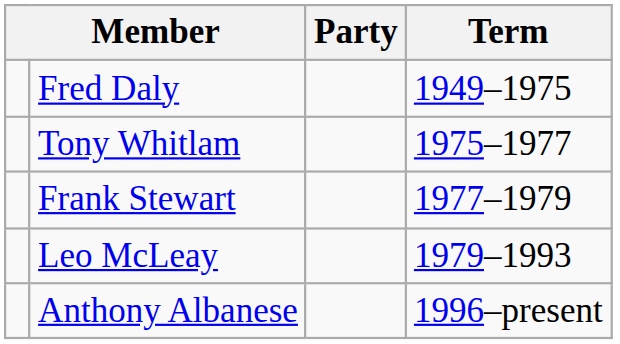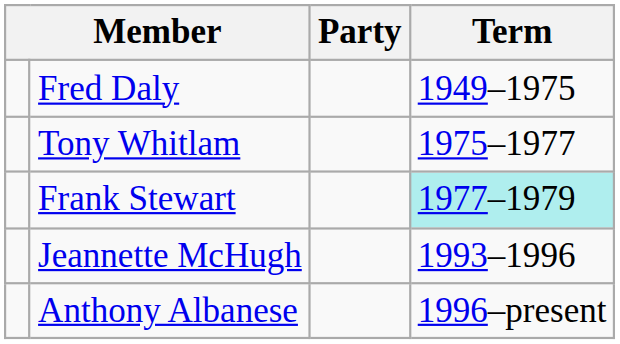(493, 198) no background -> (497, 198) paleturquoise background
- row: (128, 254)
+ row: (170, 254)
